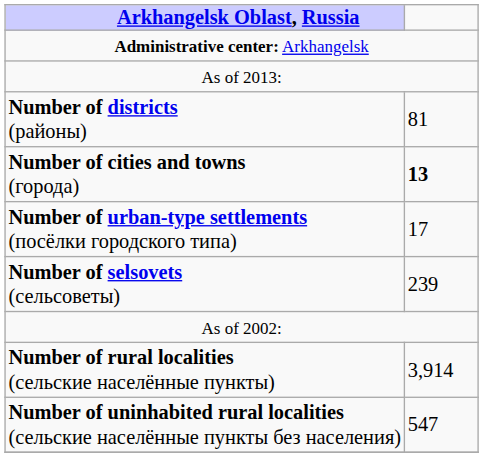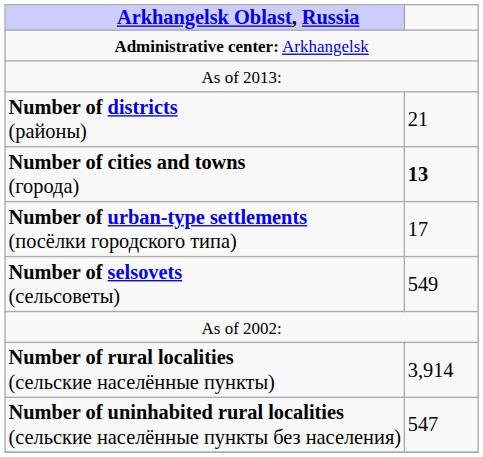(418, 119) 81 -> (418, 119) 21
(423, 283) 239 -> (423, 283) 549
